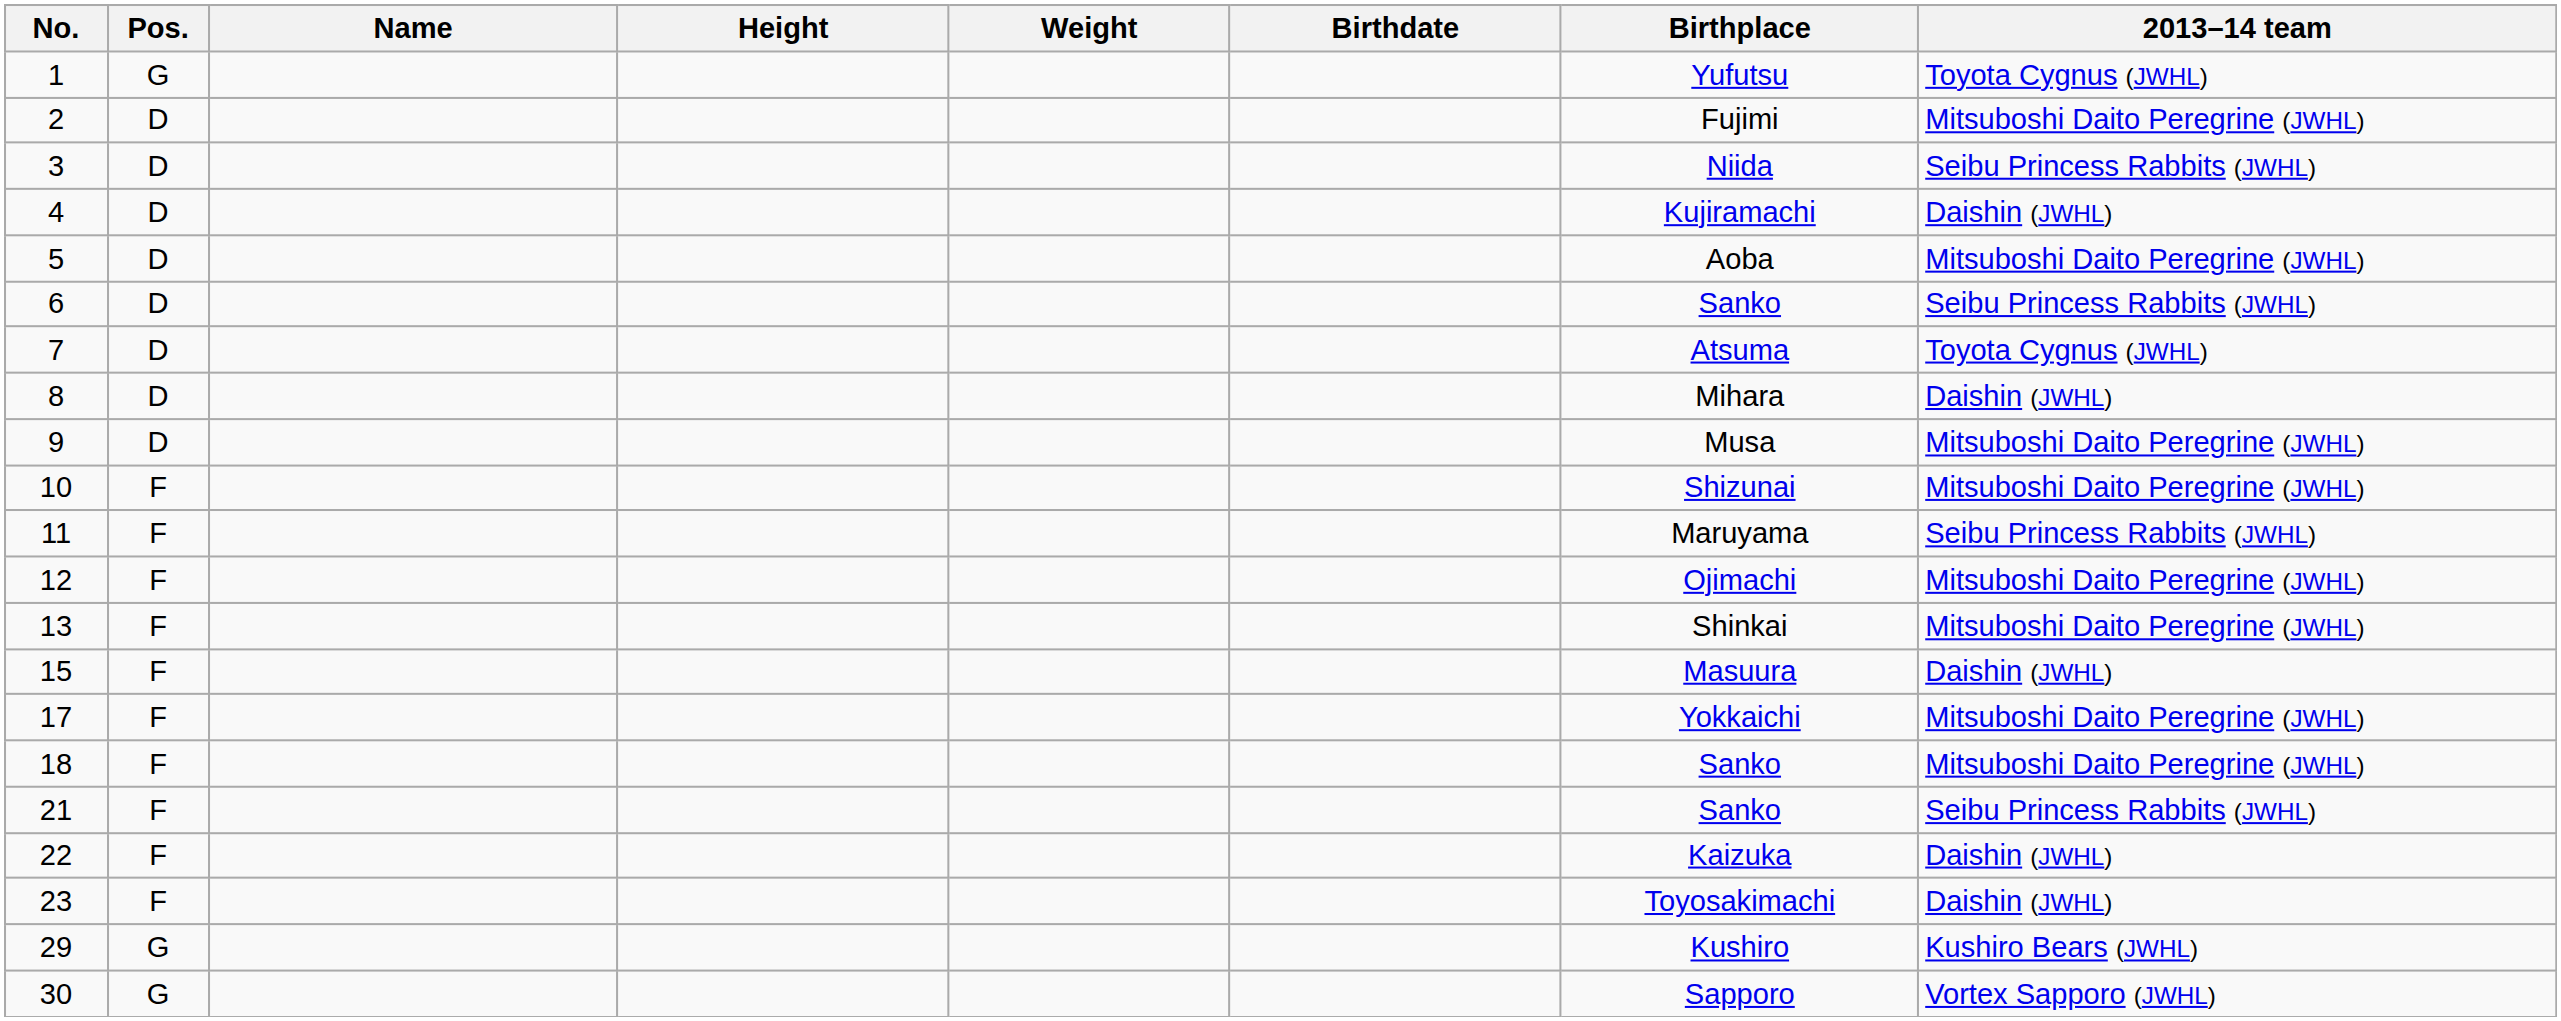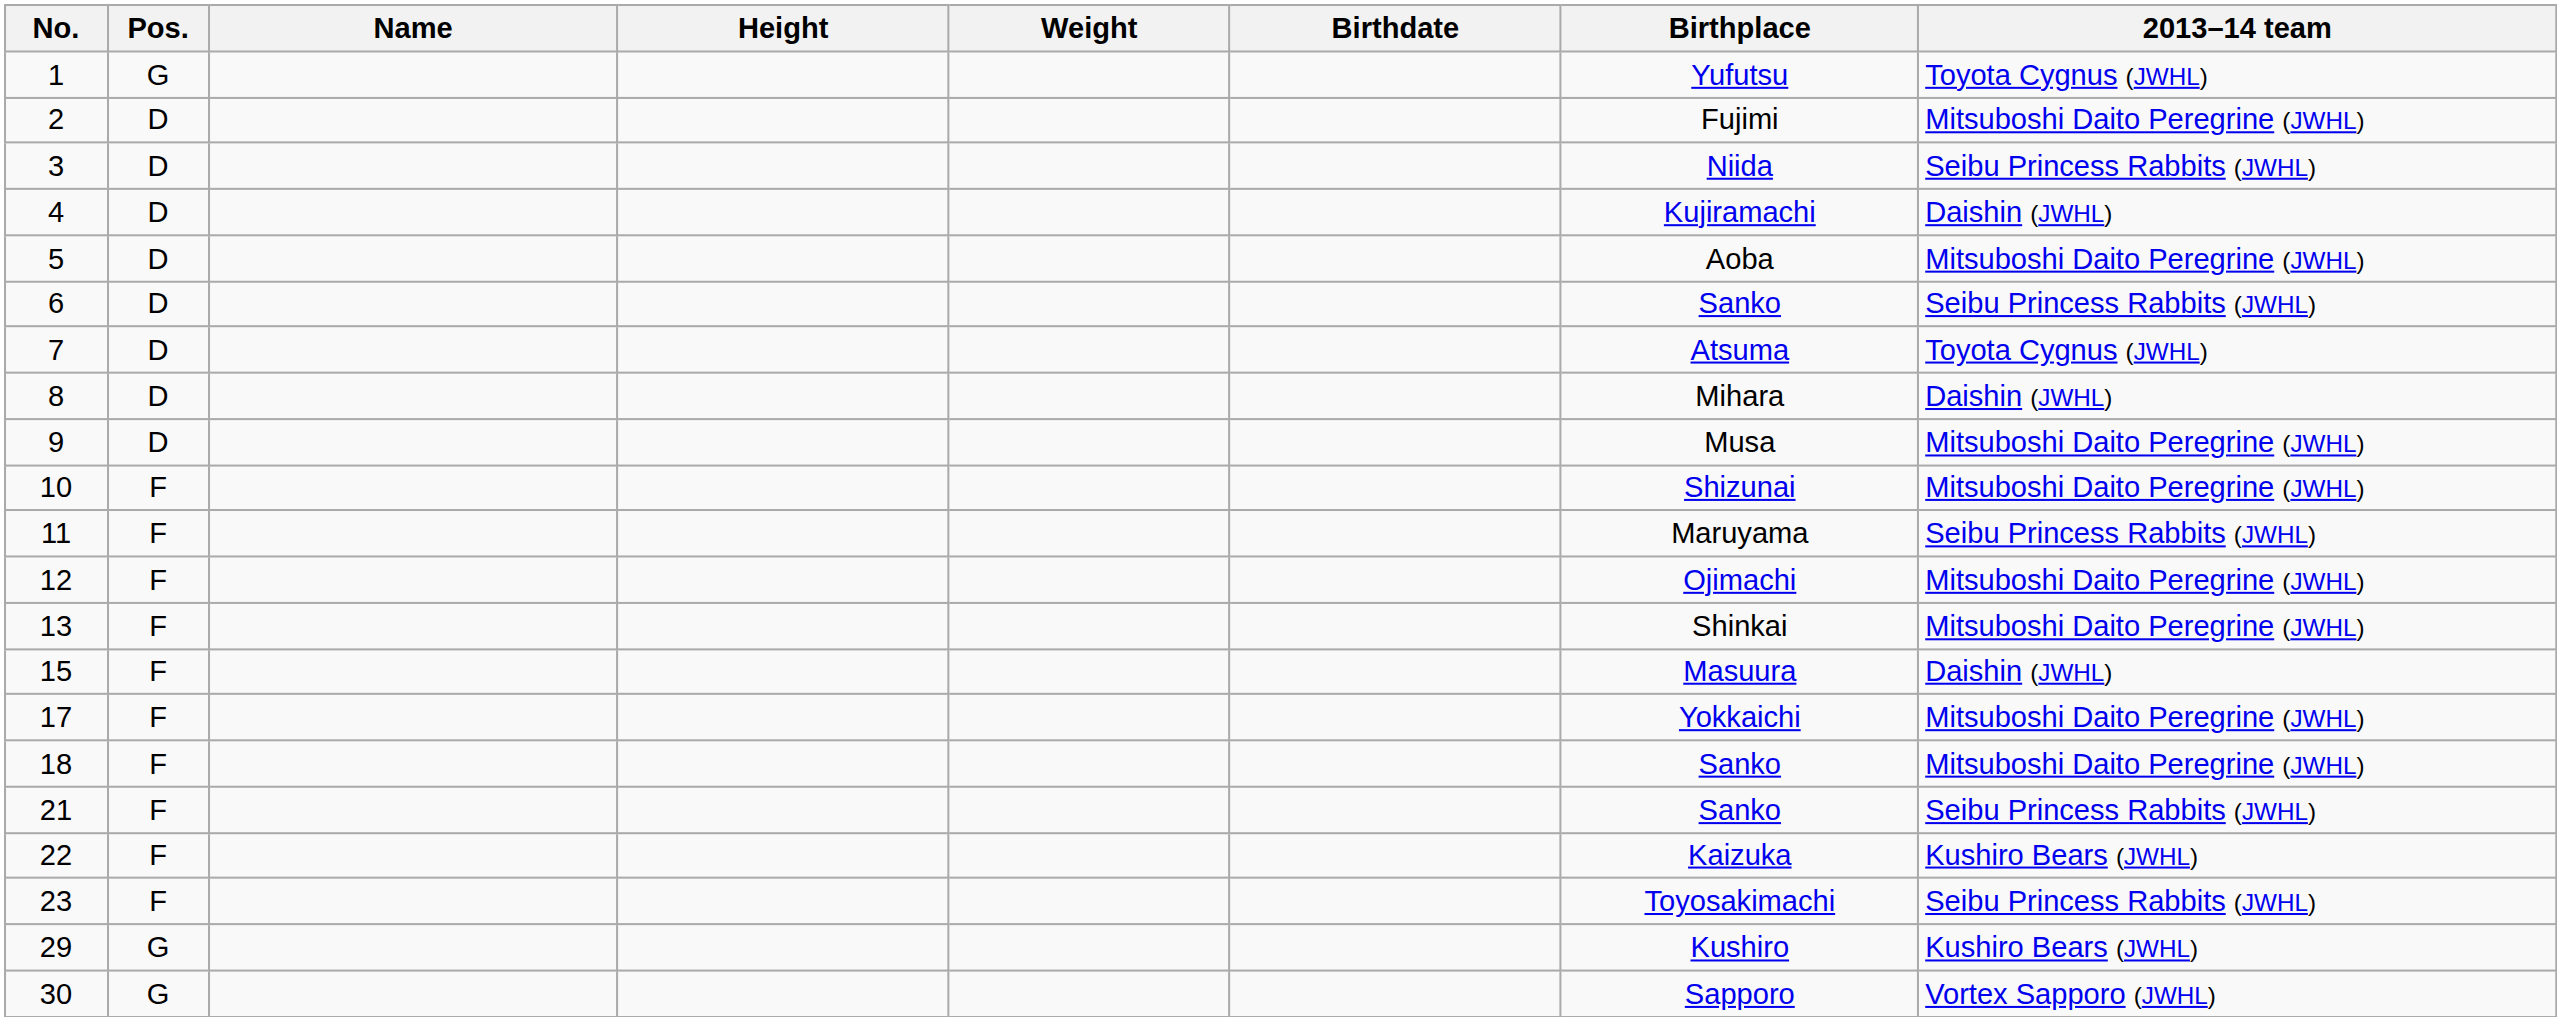(2019, 856) Daishin (JWHL) -> (2062, 856) Kushiro Bears (JWHL)
(2019, 902) Daishin (JWHL) -> (2121, 902) Seibu Princess Rabbits (JWHL)
